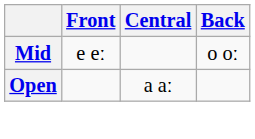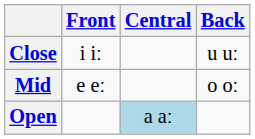+ row: (33, 52)
(158, 85) no background -> (158, 117) lightblue background
